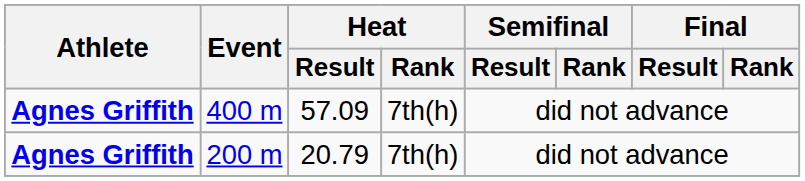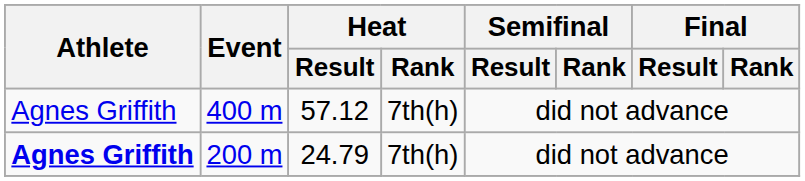(103, 111) bold -> (94, 111) normal
(335, 111) 57.09 -> (335, 111) 57.12
(335, 154) 20.79 -> (335, 154) 24.79
